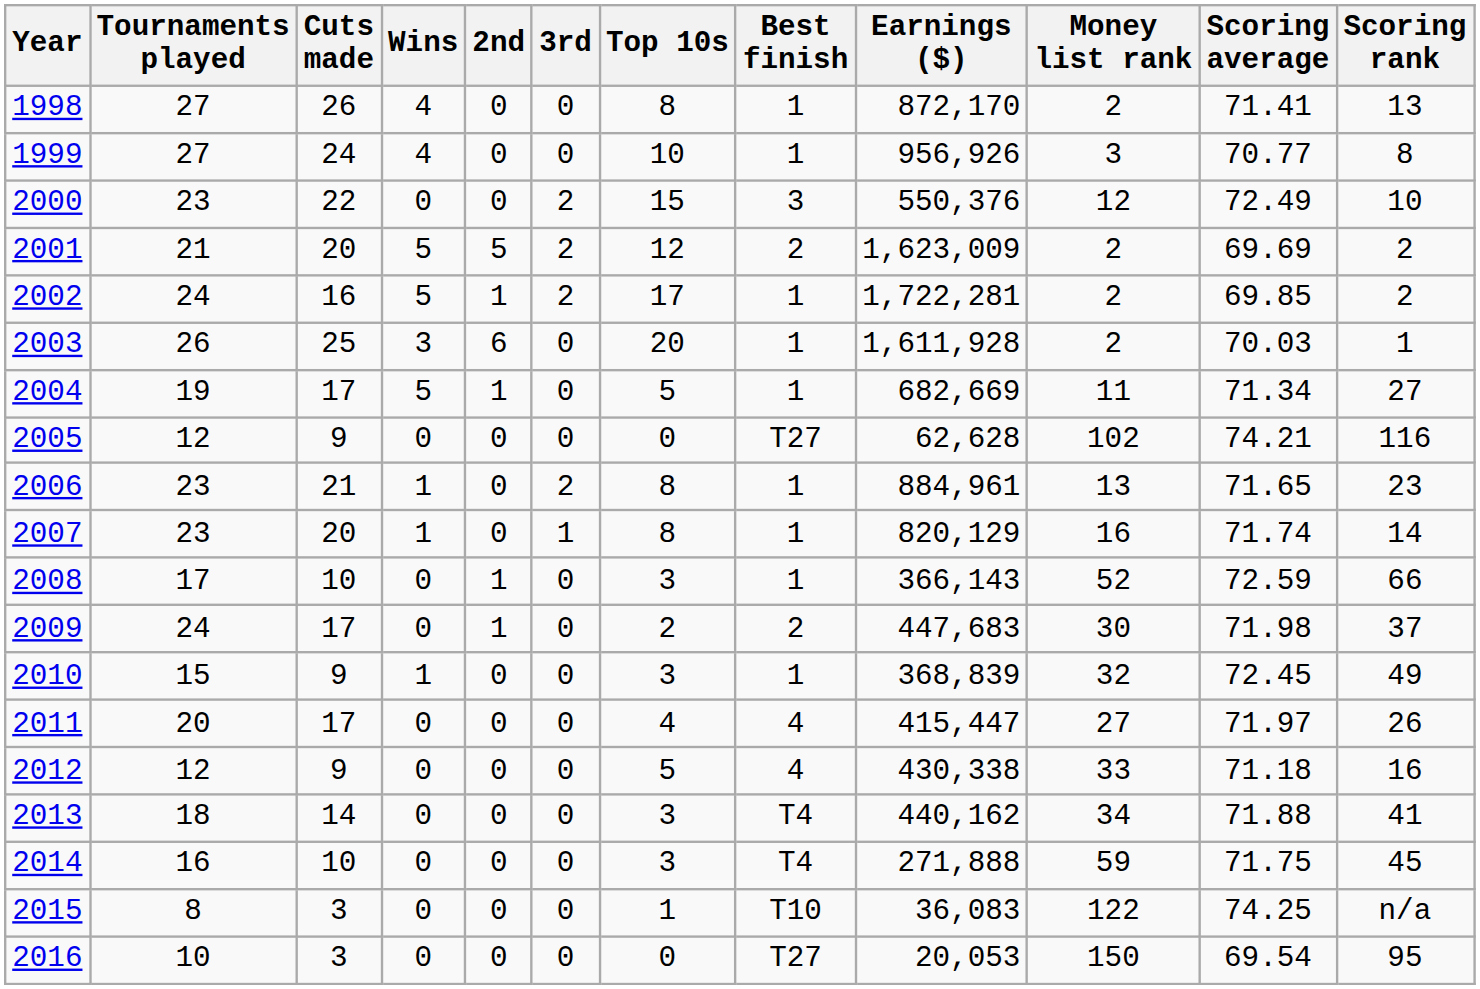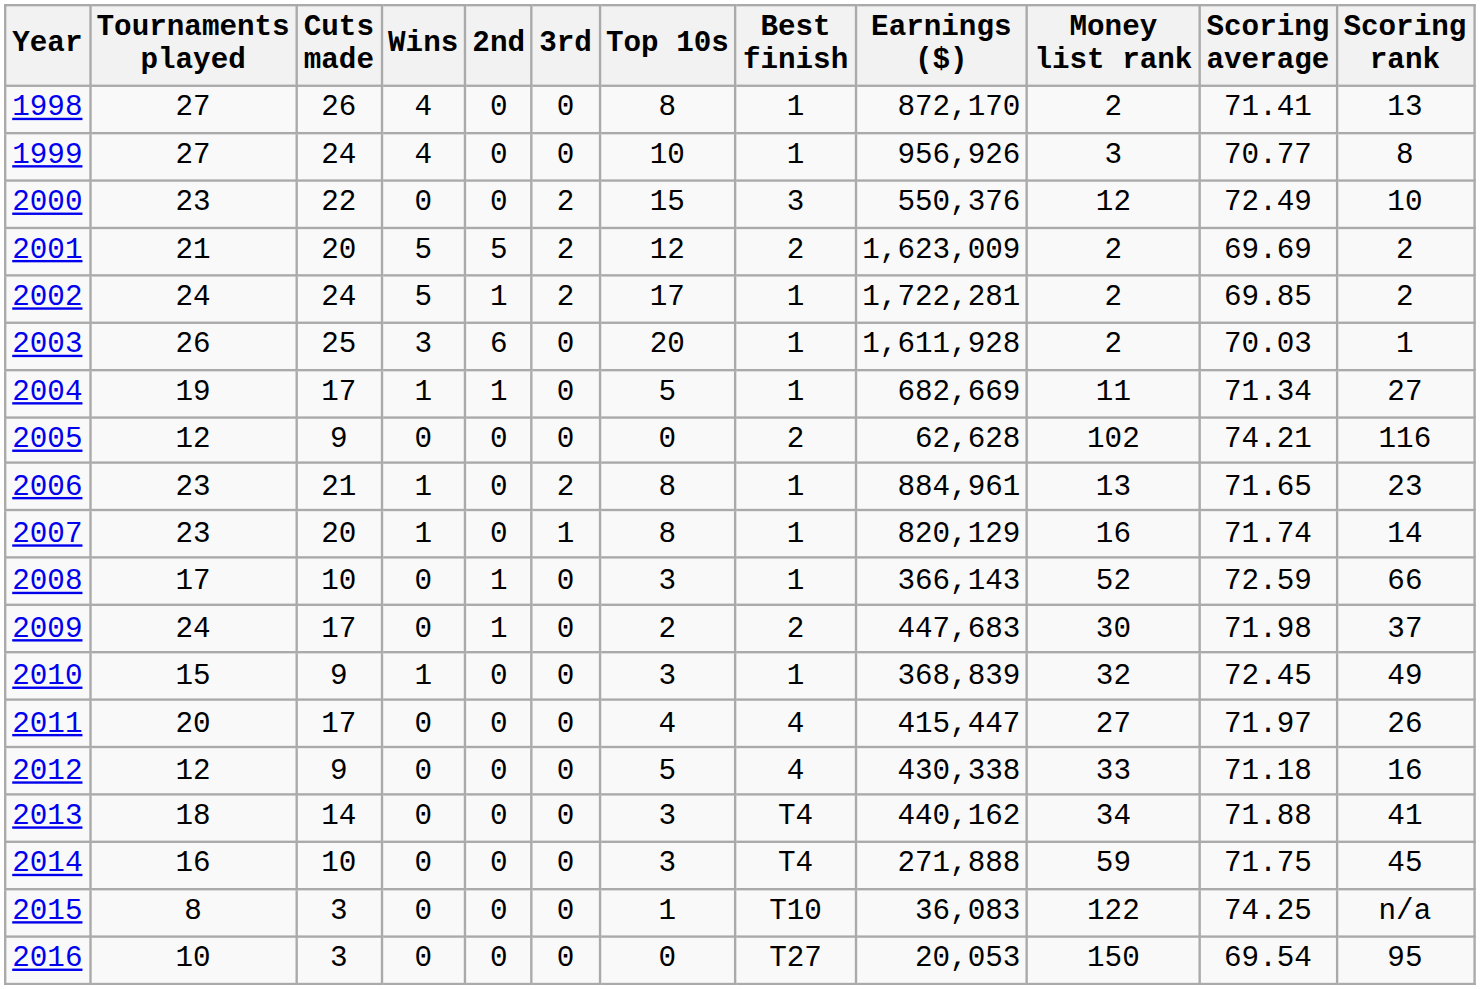(339, 299) 16 -> (339, 299) 24
(423, 393) 5 -> (423, 393) 1
(796, 440) T27 -> (796, 440) 2
